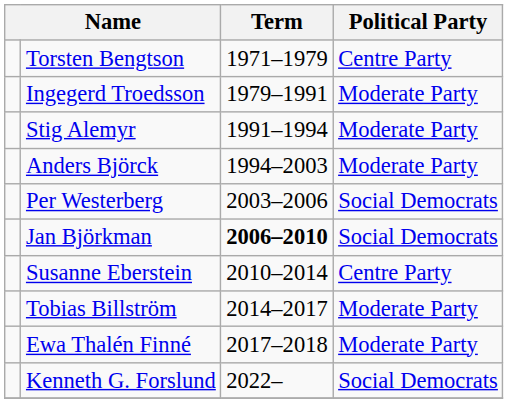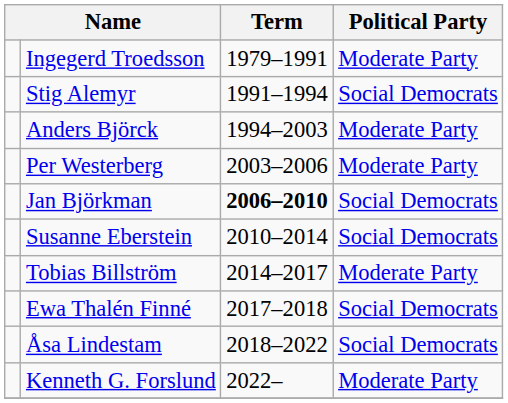- row: (105, 58)
(408, 129) Moderate Party -> (418, 93) Social Democrats
(418, 201) Social Democrats -> (408, 165) Moderate Party
(395, 272) Centre Party -> (418, 237) Social Democrats
(408, 344) Moderate Party -> (418, 308) Social Democrats
+ row: (94, 344)
(418, 380) Social Democrats -> (408, 380) Moderate Party
